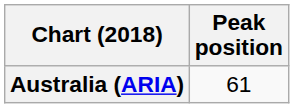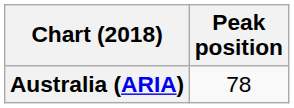(239, 84) 61 -> (239, 84) 78
